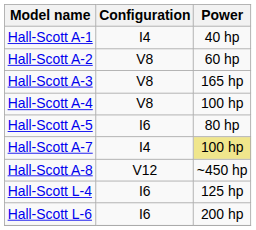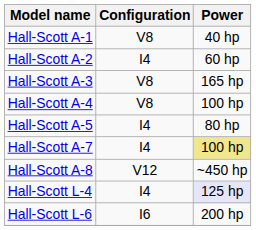(145, 37) I4 -> (145, 37) V8
(145, 59) V8 -> (145, 59) I4
(145, 125) I6 -> (145, 125) I4
(145, 192) I6 -> (145, 192) I4
(222, 192) no background -> (222, 192) lavender background
